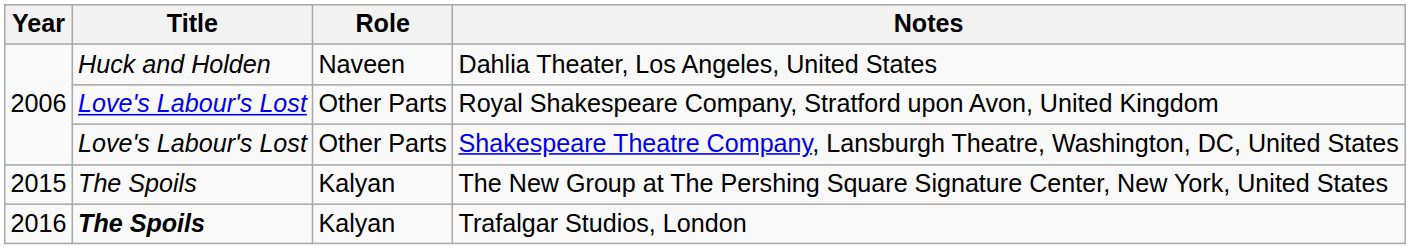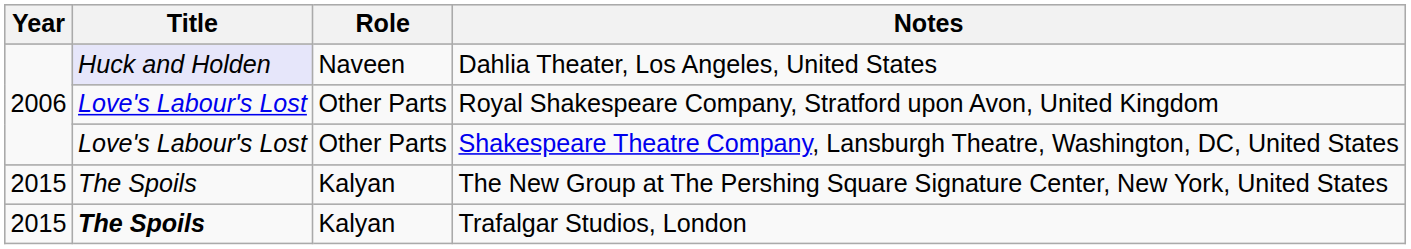(174, 64) no background -> (174, 64) lavender background
(39, 223) 2016 -> (39, 223) 2015
